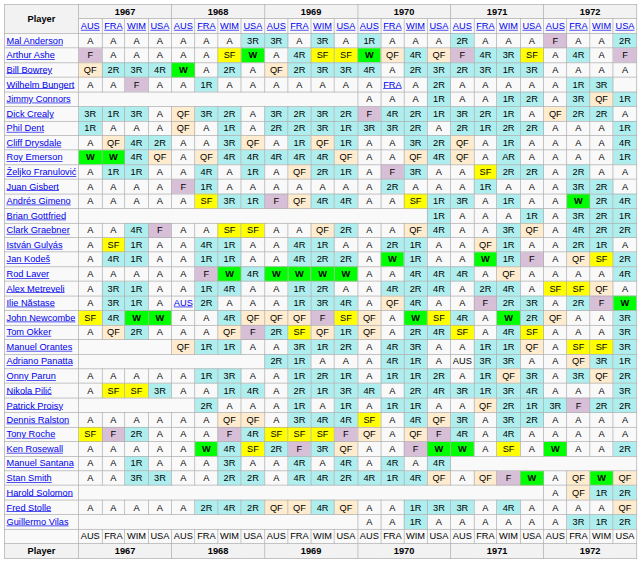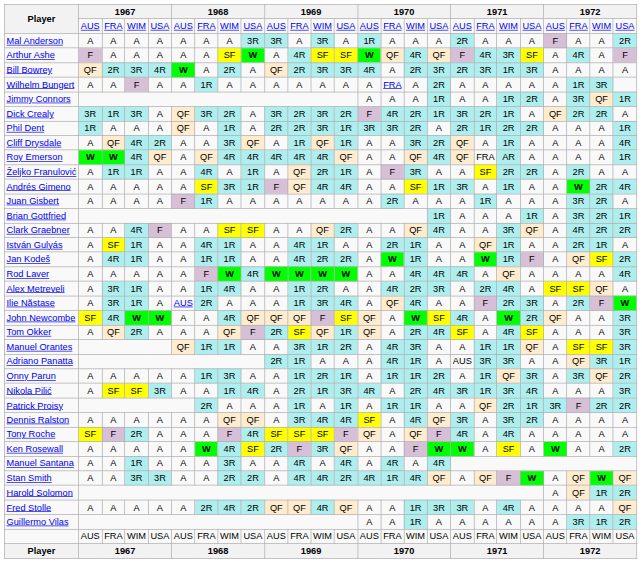(485, 157) A -> (485, 157) FRA
rows swapped: (39, 201) <-> (33, 186)
(439, 288) 4R -> (439, 288) 3R
